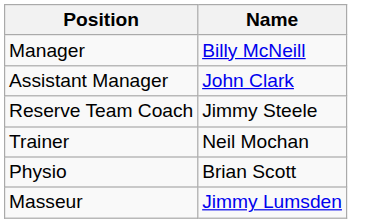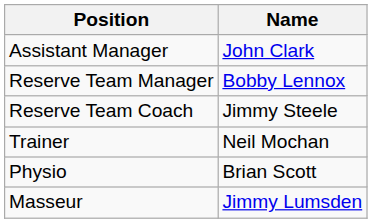- row: (47, 50)
+ row: (111, 80)
